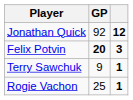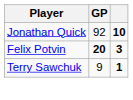(119, 31) 12 -> (119, 31) 10
- row: (42, 85)
